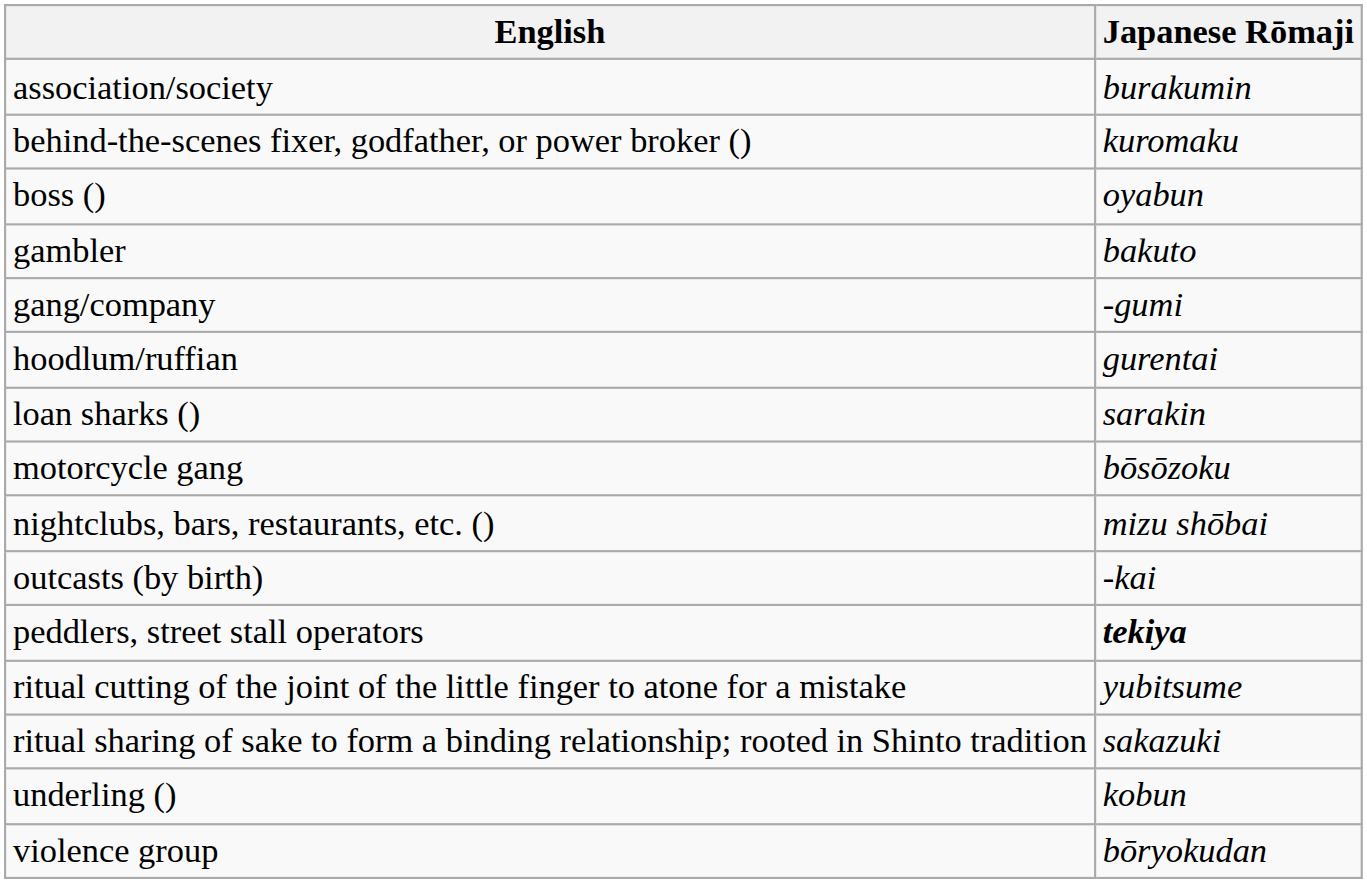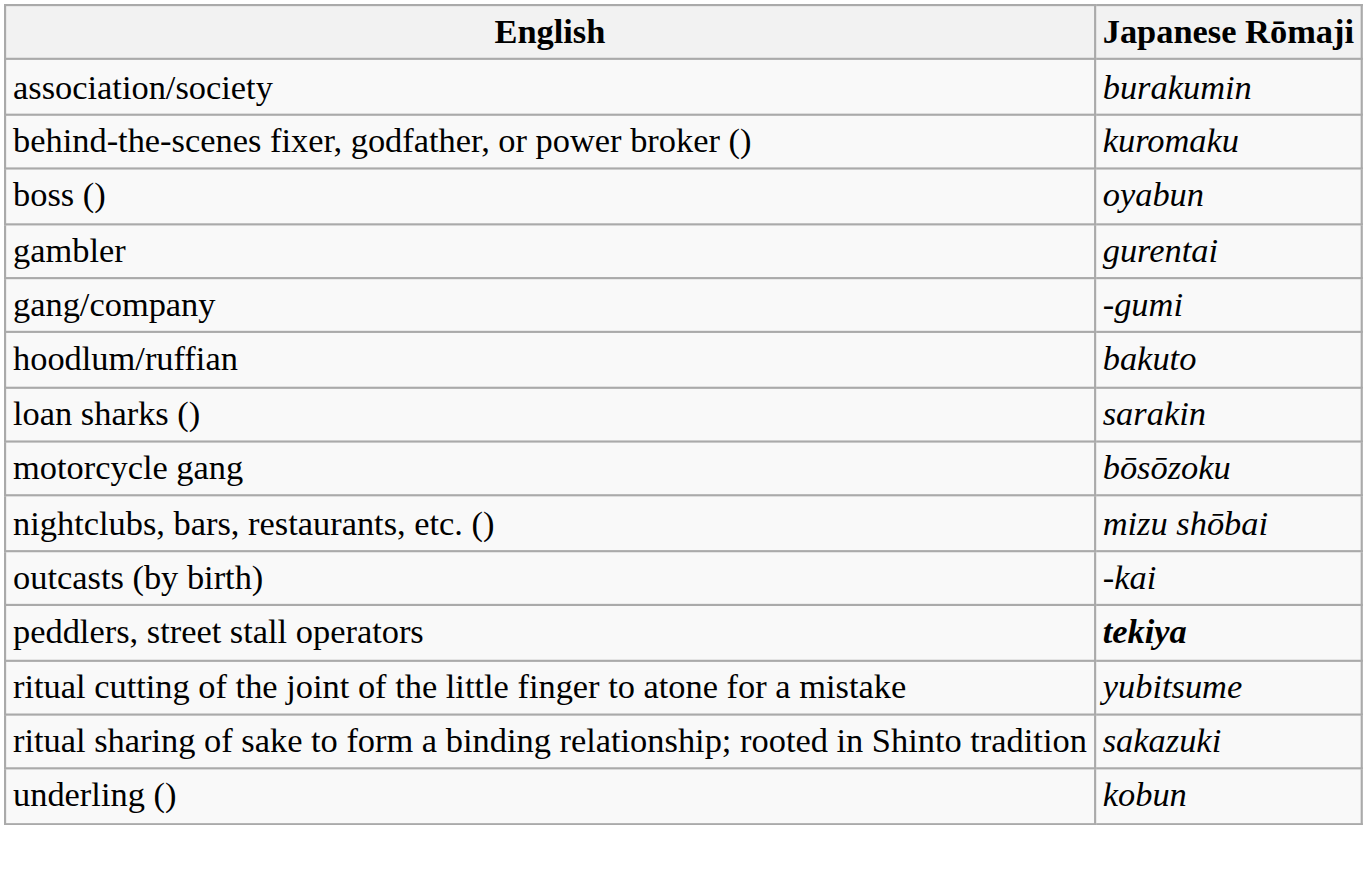(1150, 250) bakuto -> (1160, 250) gurentai
(1160, 359) gurentai -> (1150, 359) bakuto
- row: (116, 850)
